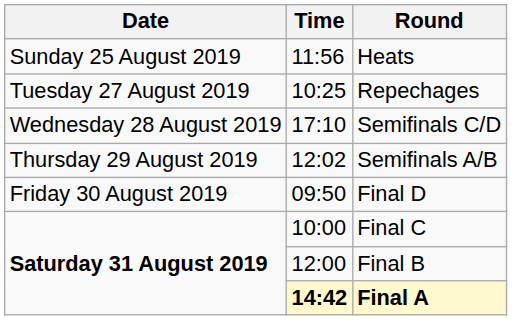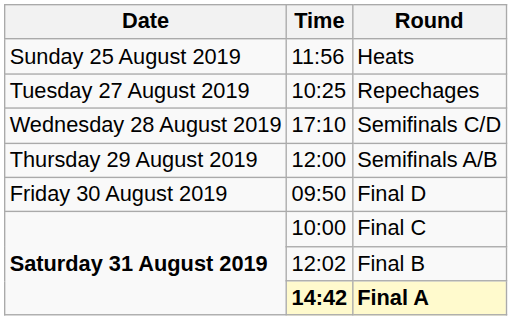(319, 159) 12:02 -> (319, 159) 12:00
(319, 263) 12:00 -> (319, 263) 12:02
